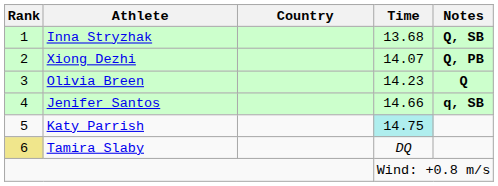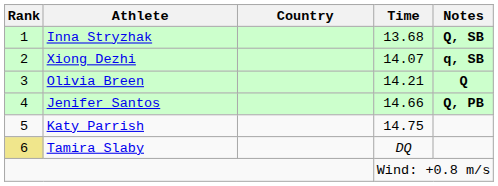(464, 60) Q, PB -> (464, 60) q, SB
(403, 82) 14.23 -> (403, 82) 14.21
(464, 104) q, SB -> (464, 104) Q, PB
(403, 126) paleturquoise background -> (403, 126) no background
